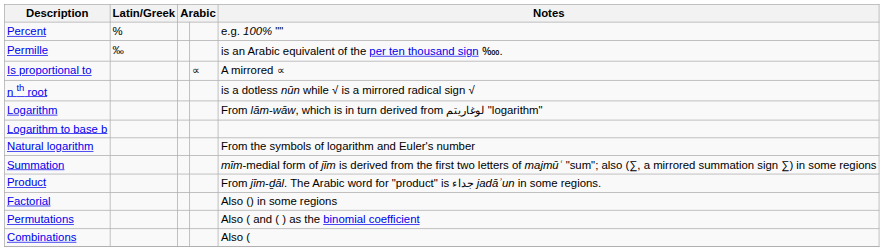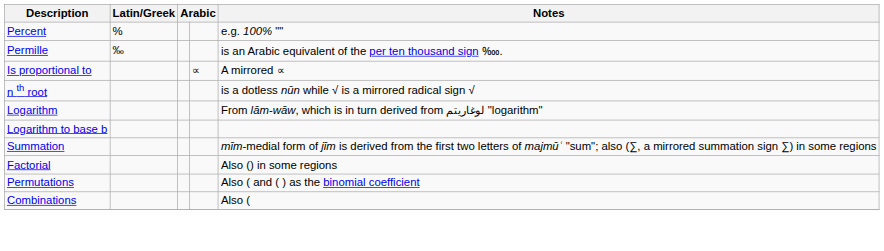- row: (50, 146)
- row: (27, 183)
